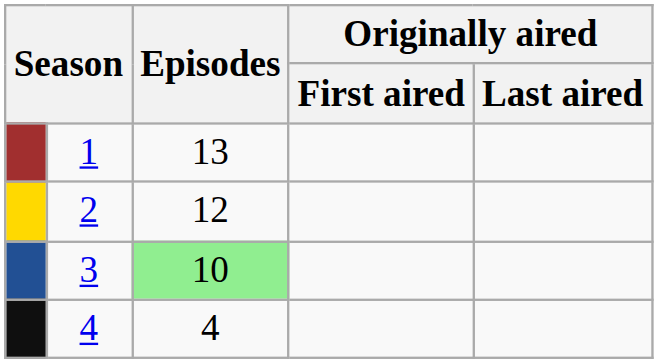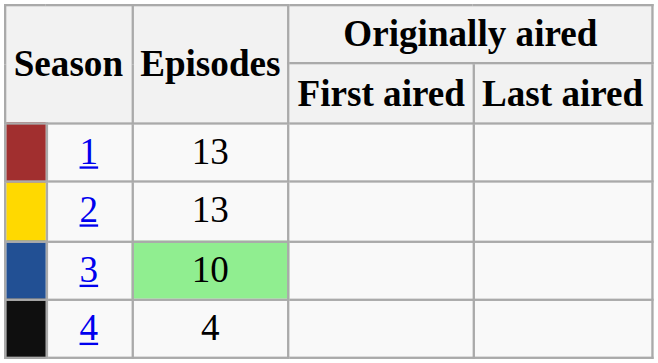(210, 210) 12 -> (210, 210) 13
